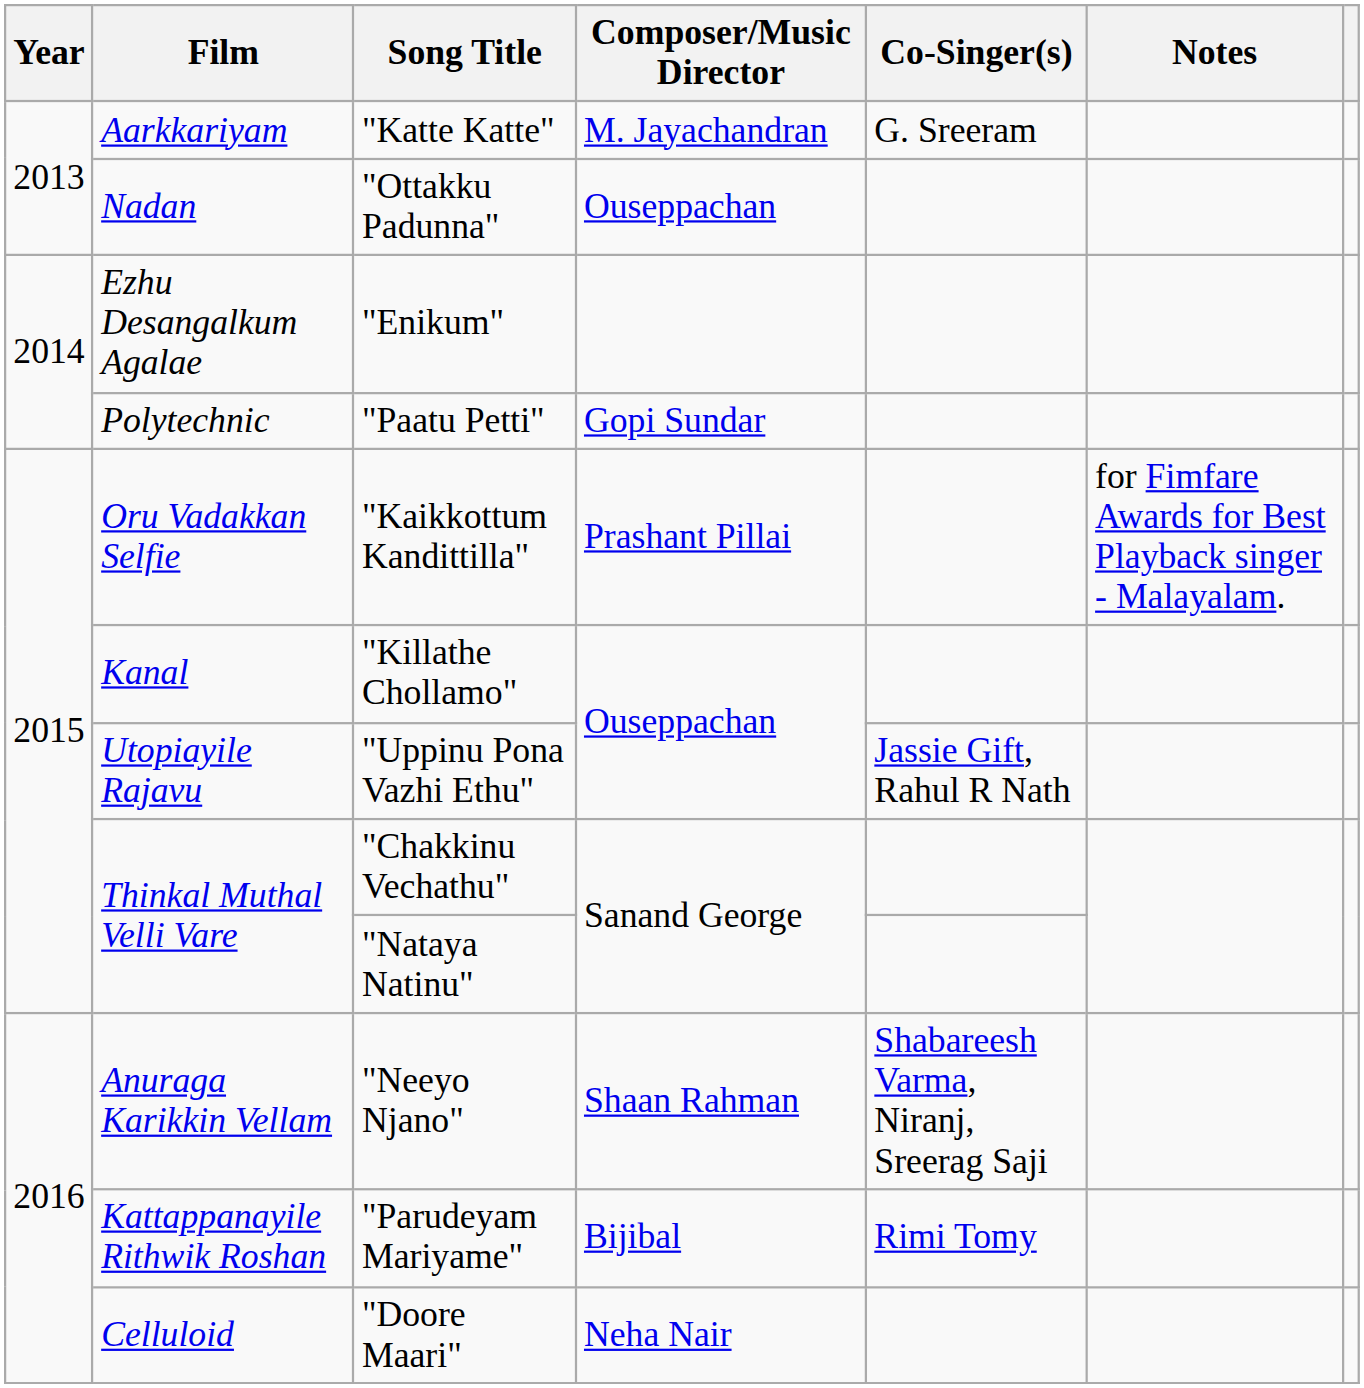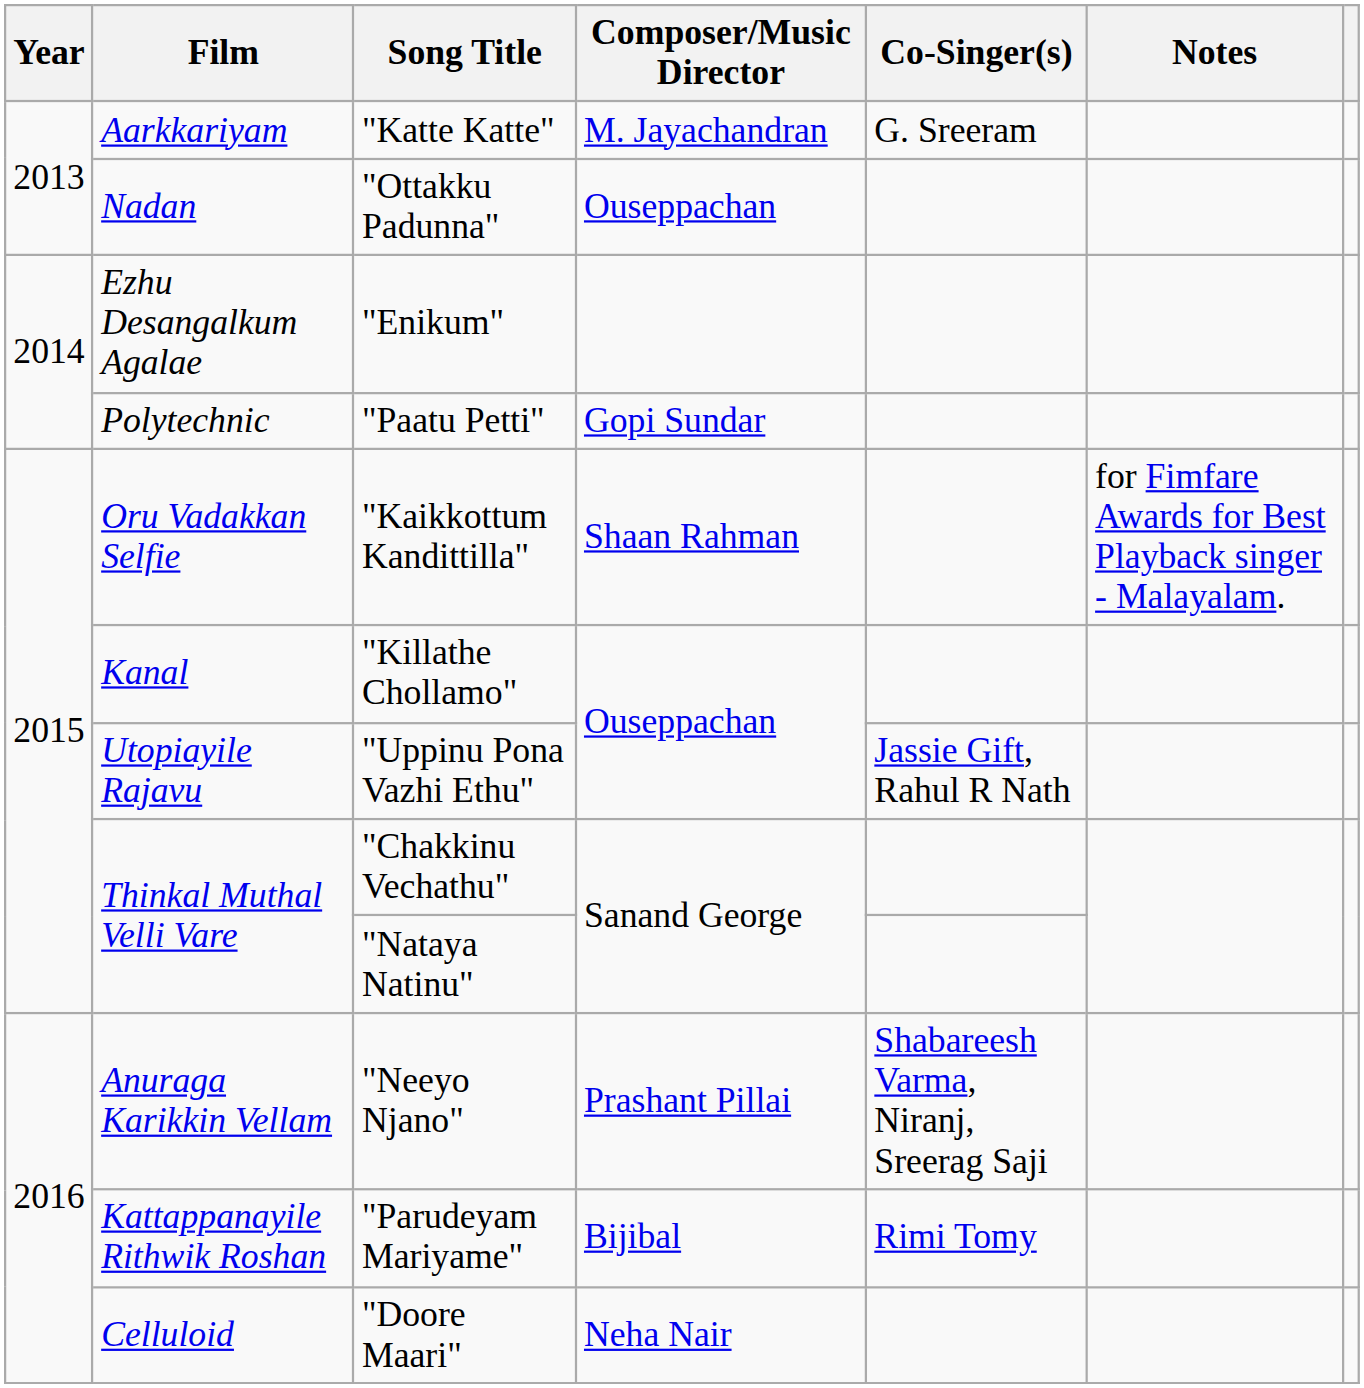(688, 536) Prashant Pillai -> (691, 536) Shaan Rahman
(691, 1100) Shaan Rahman -> (688, 1100) Prashant Pillai
